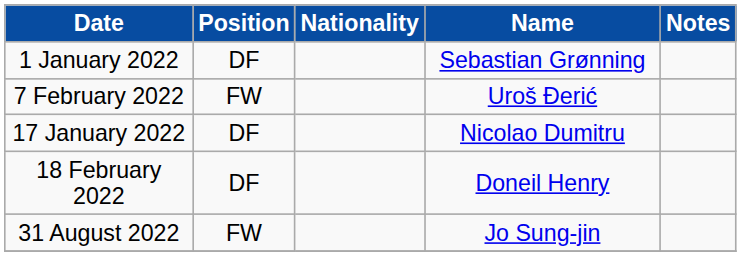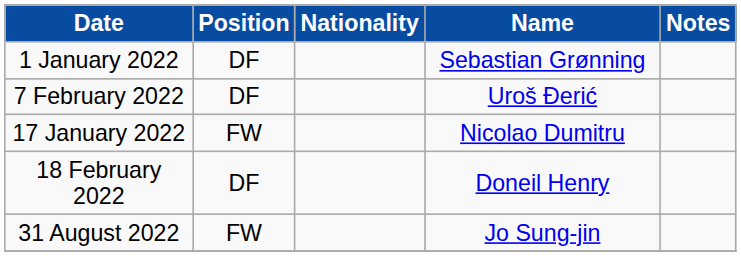(244, 97) FW -> (244, 97) DF
(244, 133) DF -> (244, 133) FW
